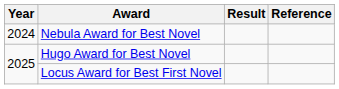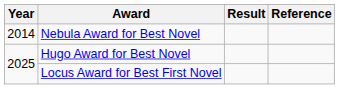(21, 34) 2024 -> (21, 34) 2014
